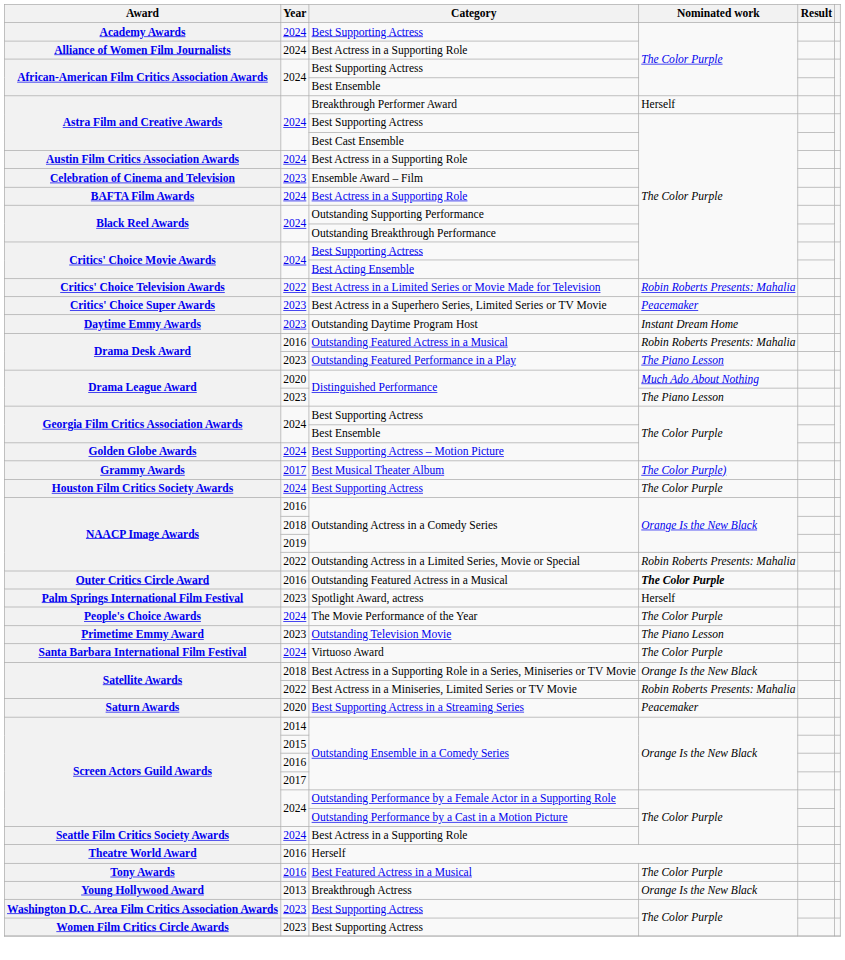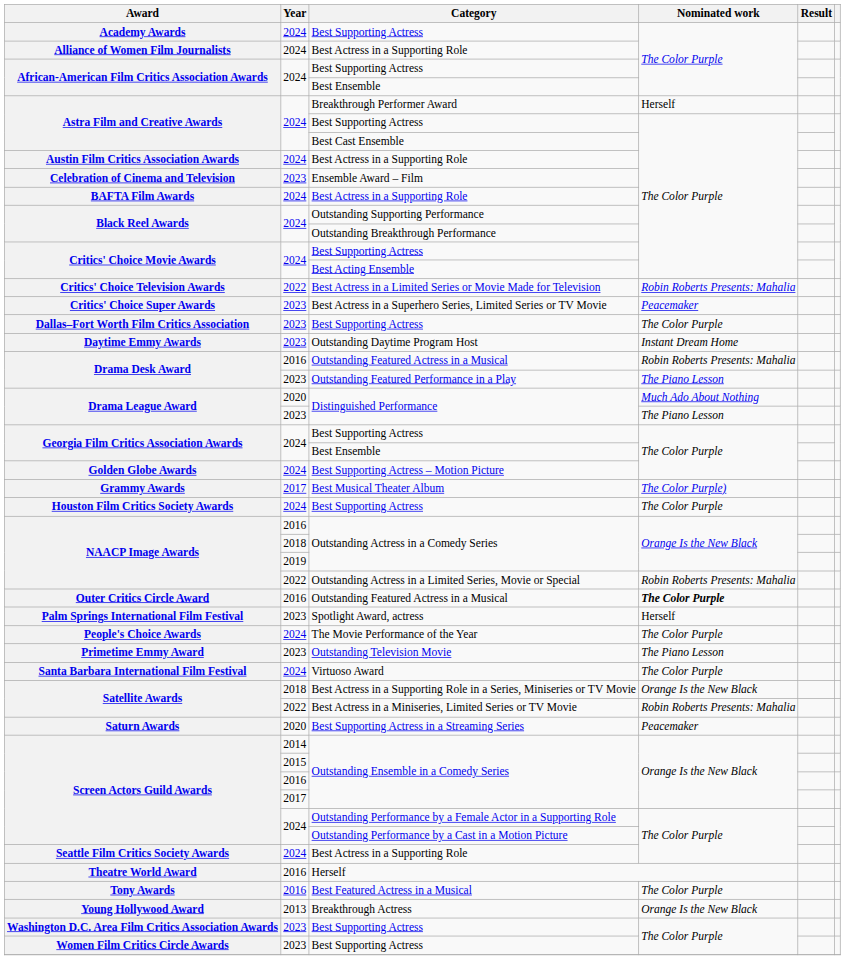+ row: (142, 324)
